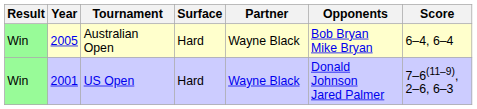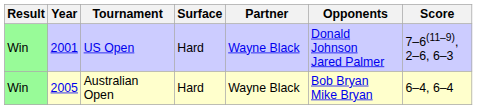rows swapped: (109, 81) <-> (111, 40)
